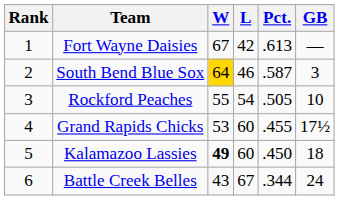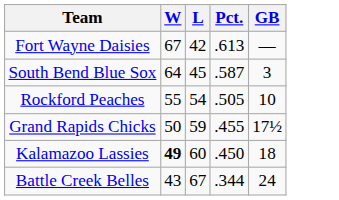- column: (28, 18)
(221, 72) gold background -> (173, 72) no background
(246, 72) 46 -> (198, 72) 45
(221, 126) 53 -> (173, 126) 50
(246, 126) 60 -> (198, 126) 59
